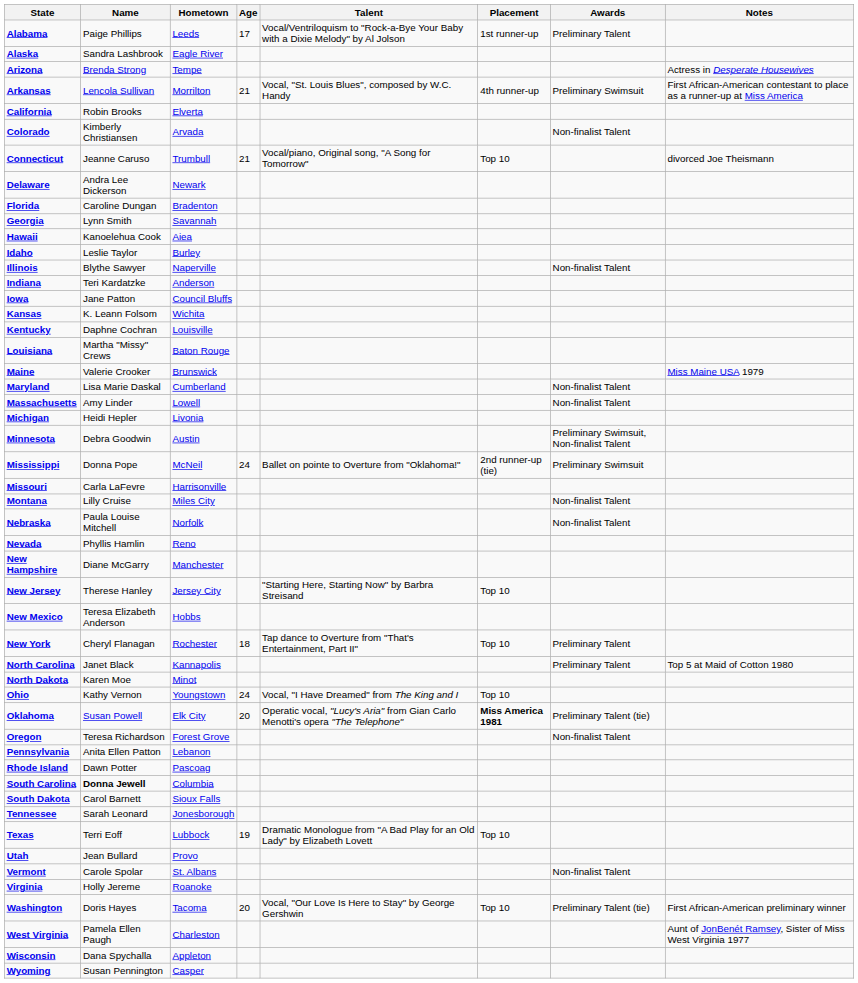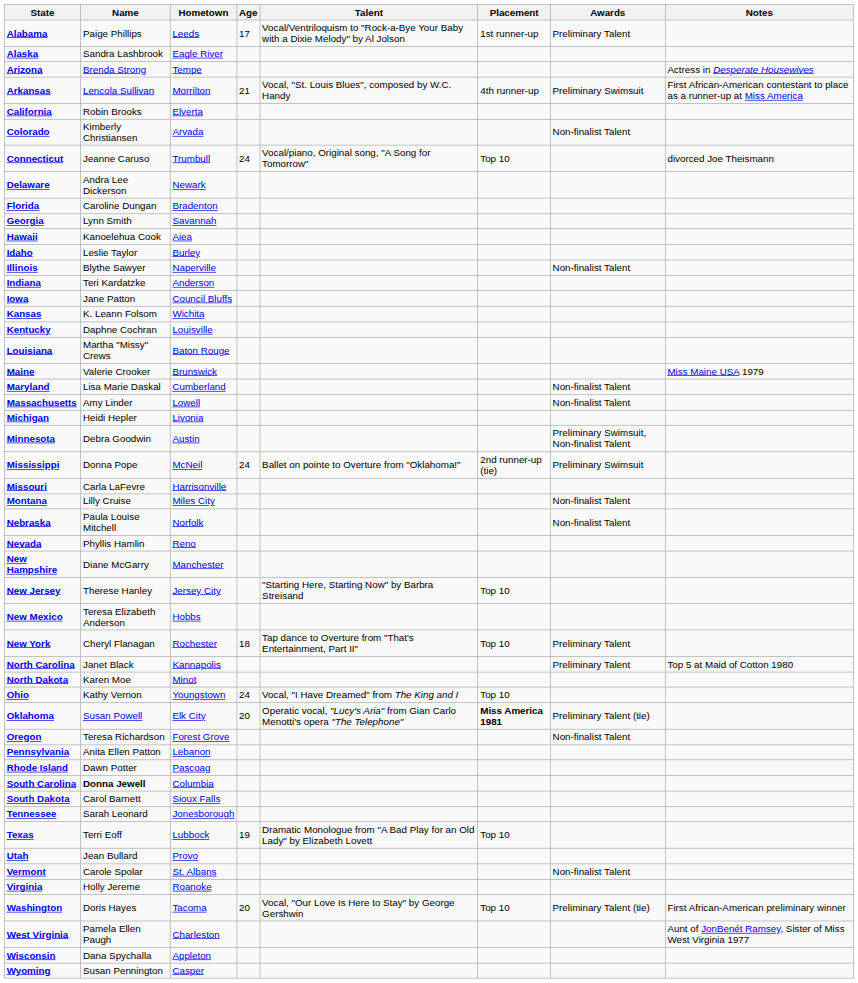(244, 159) 21 -> (244, 159) 24
